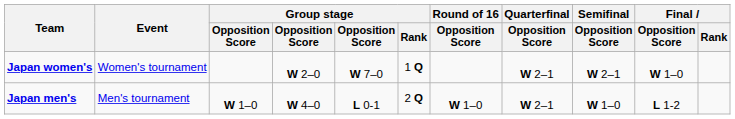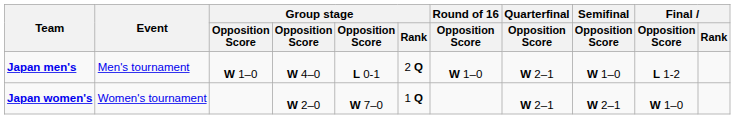rows swapped: (42, 99) <-> (50, 68)
